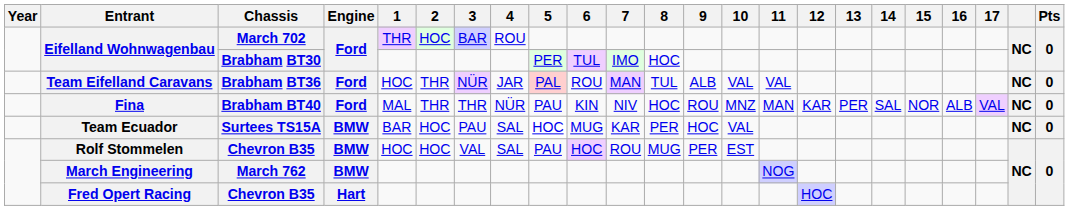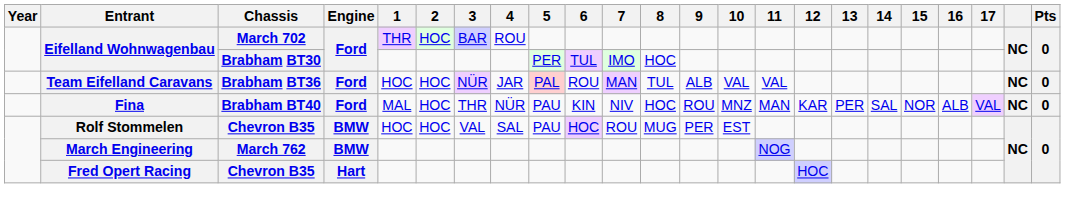(435, 83) THR -> (435, 83) HOC
(435, 105) THR -> (435, 105) HOC
- row: (129, 128)
